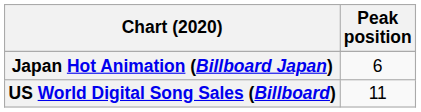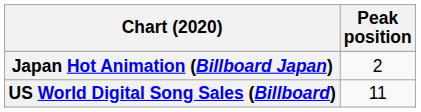(378, 65) 6 -> (378, 65) 2
